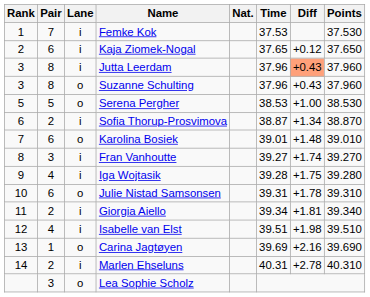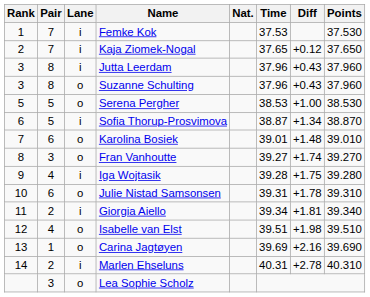(51, 50) 6 -> (51, 50) 7
(307, 68) lightsalmon background -> (307, 68) no background
(51, 122) 2 -> (51, 122) 5
(80, 158) i -> (80, 158) o
(80, 229) i -> (80, 229) o
